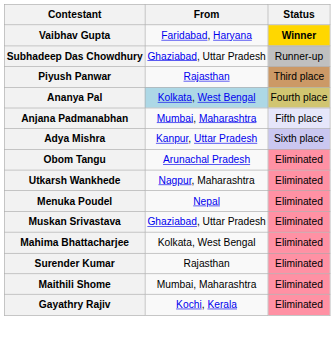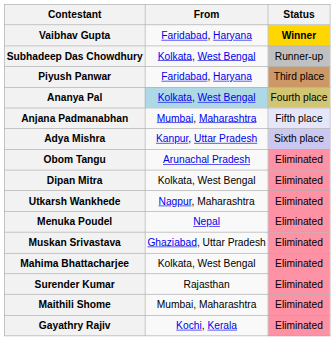(207, 56) Ghaziabad, Uttar Pradesh -> (207, 56) Kolkata, West Bengal
(207, 77) Rajasthan -> (207, 77) Faridabad, Haryana
+ row: (75, 180)
